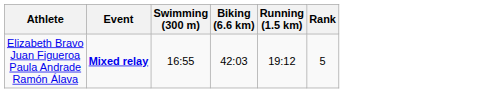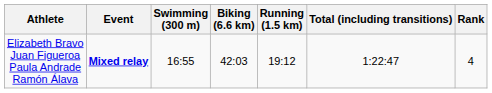+ column: (381, 19)
(323, 61) 5 -> (471, 61) 4
